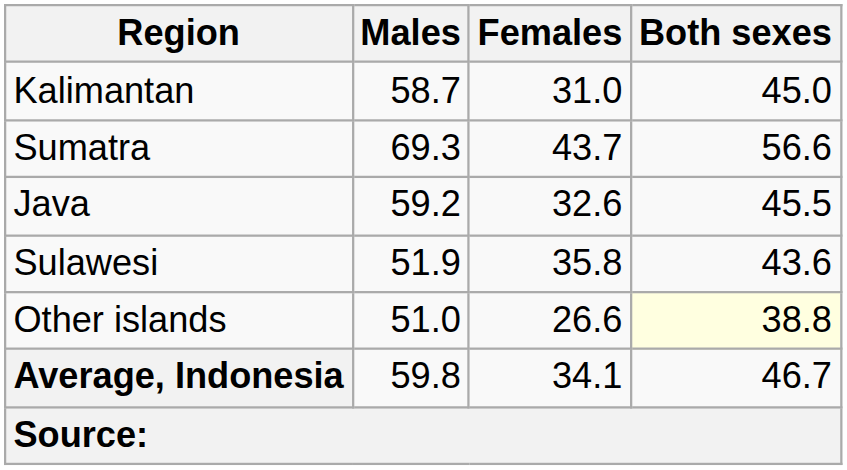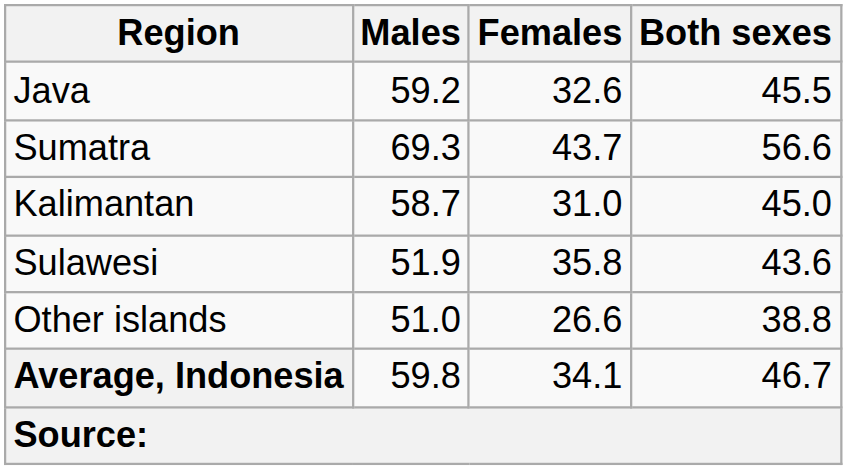rows swapped: (52, 205) <-> (104, 90)
(797, 319) lightyellow background -> (797, 319) no background
